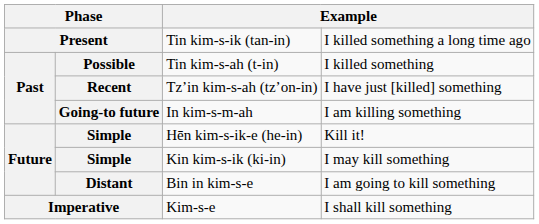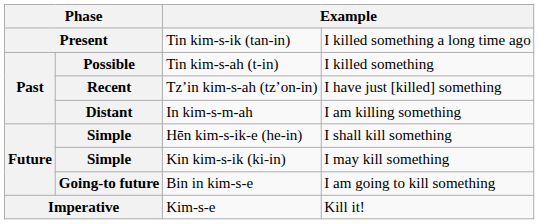(109, 111) Going-to future -> (109, 111) Distant
(345, 135) Kill it! -> (388, 135) I shall kill something
(109, 183) Distant -> (109, 183) Going-to future
(388, 207) I shall kill something -> (345, 207) Kill it!
